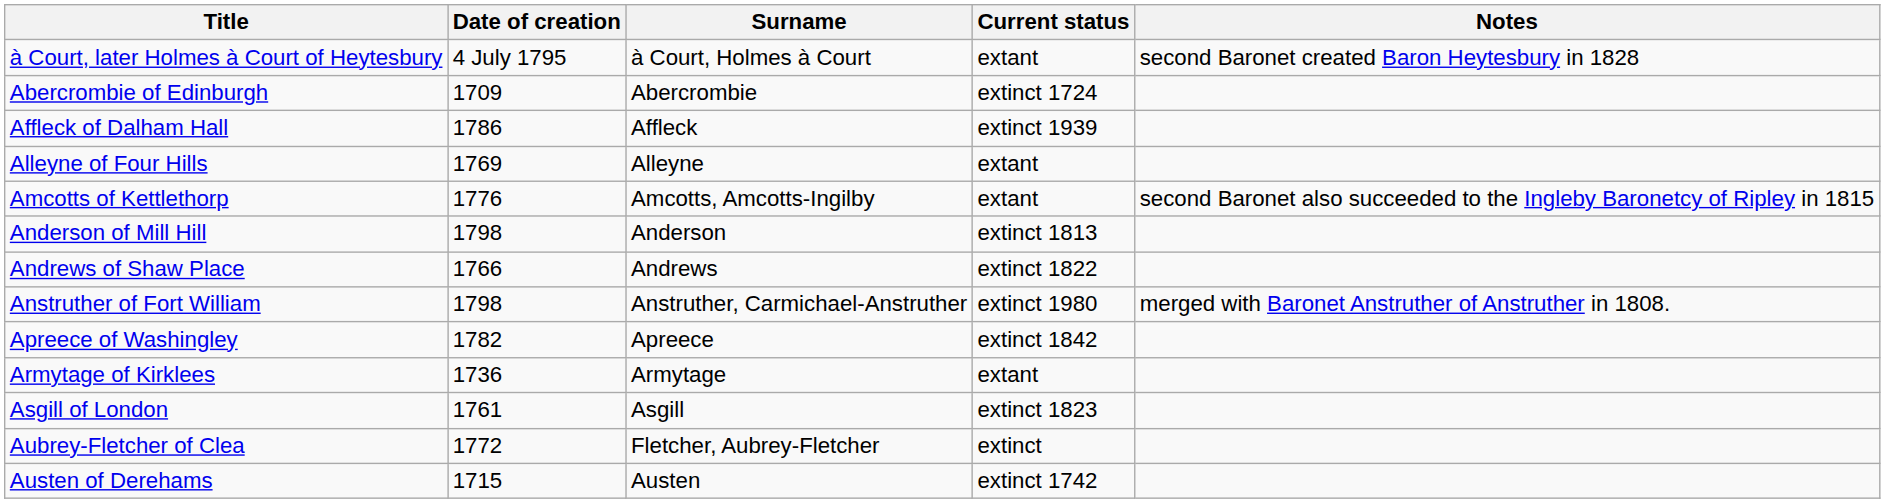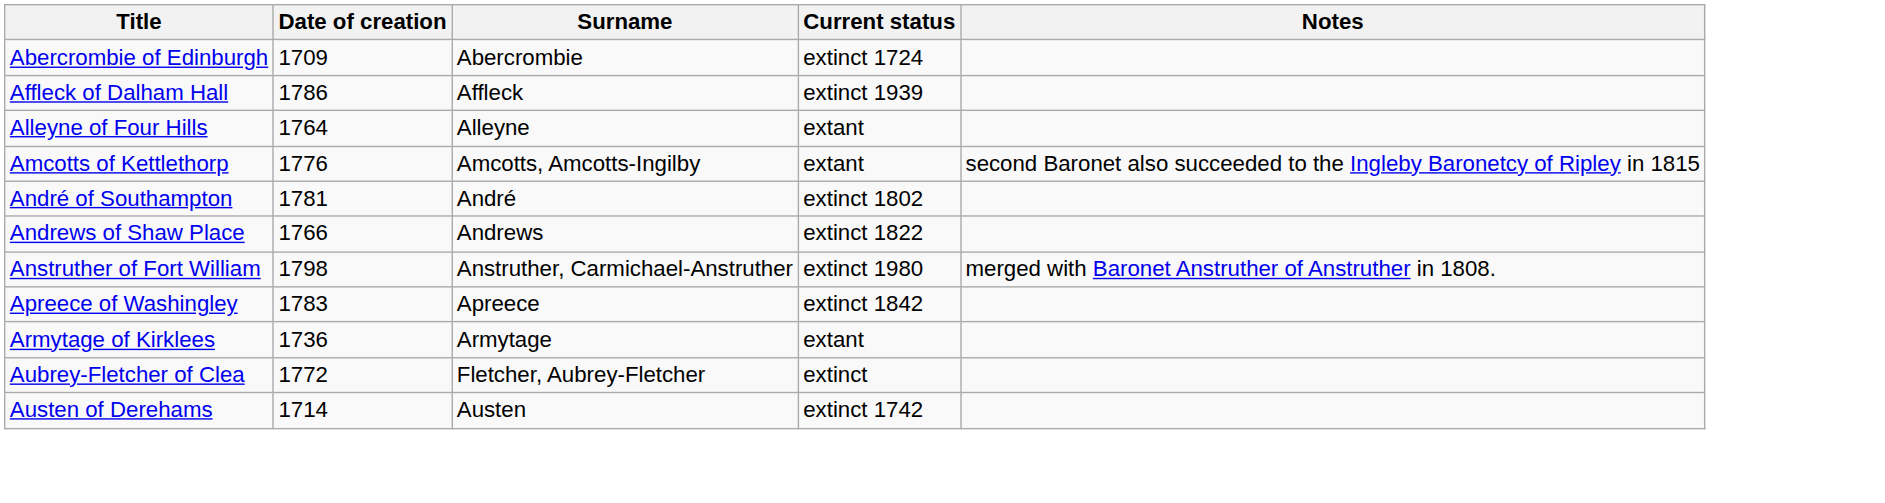- row: (226, 57)
(477, 163) 1769 -> (303, 127) 1764
- row: (108, 233)
+ row: (121, 198)
(477, 339) 1782 -> (303, 304) 1783
- row: (89, 410)
(477, 480) 1715 -> (303, 410) 1714
